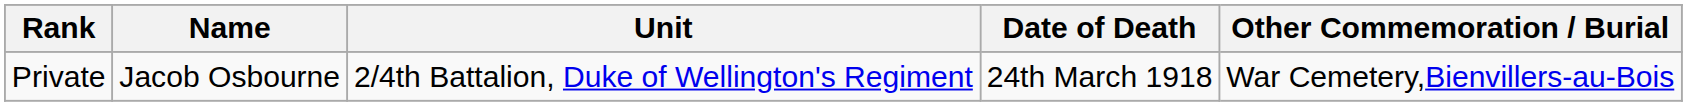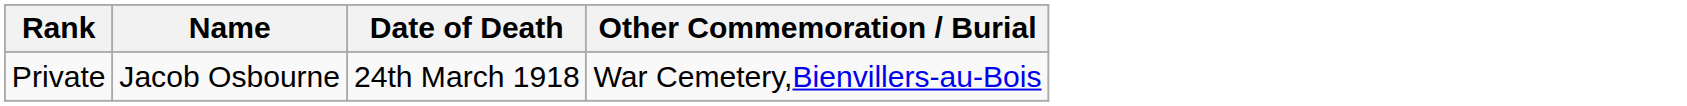- column: (663, 28)
